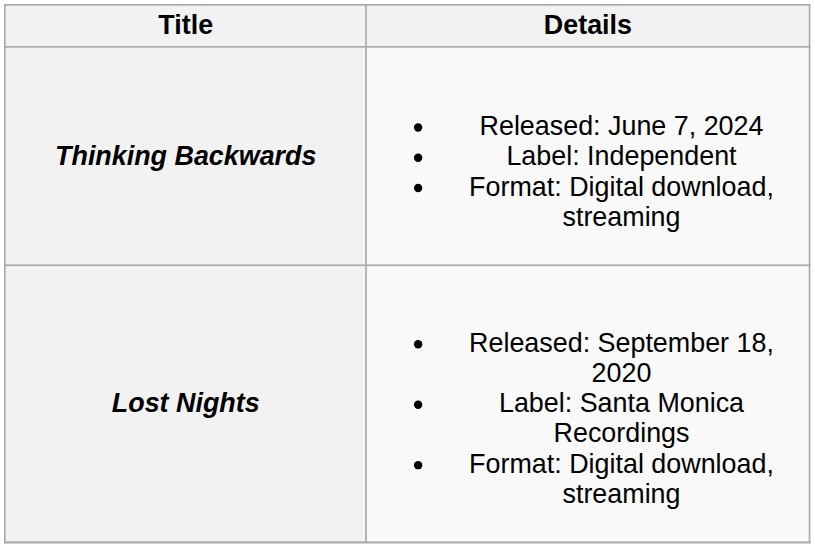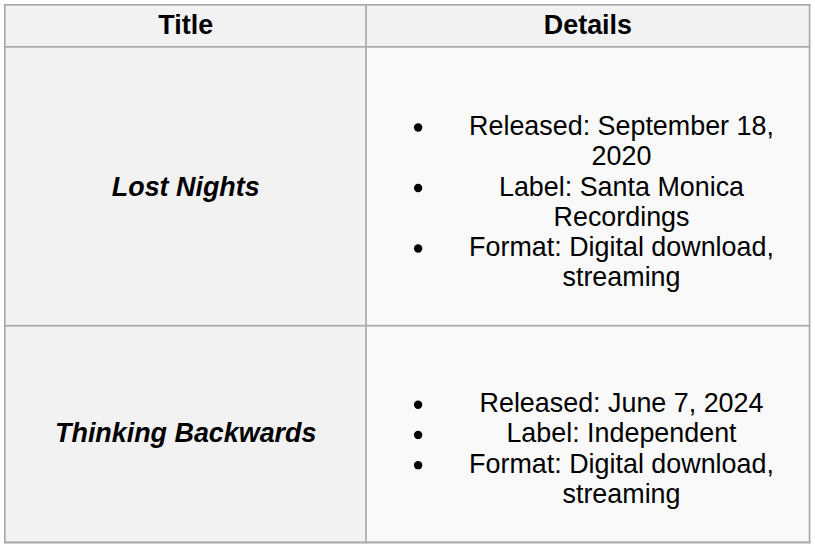rows swapped: (186, 403) <-> (186, 155)
